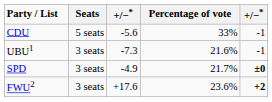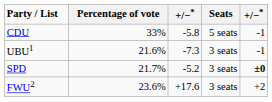columns swapped: (190, 14) <-> (87, 14)
(129, 32) -5.6 -> (191, 32) -5.8
(129, 68) -4.9 -> (191, 68) -5.2
(260, 86) bold -> (260, 86) normal
